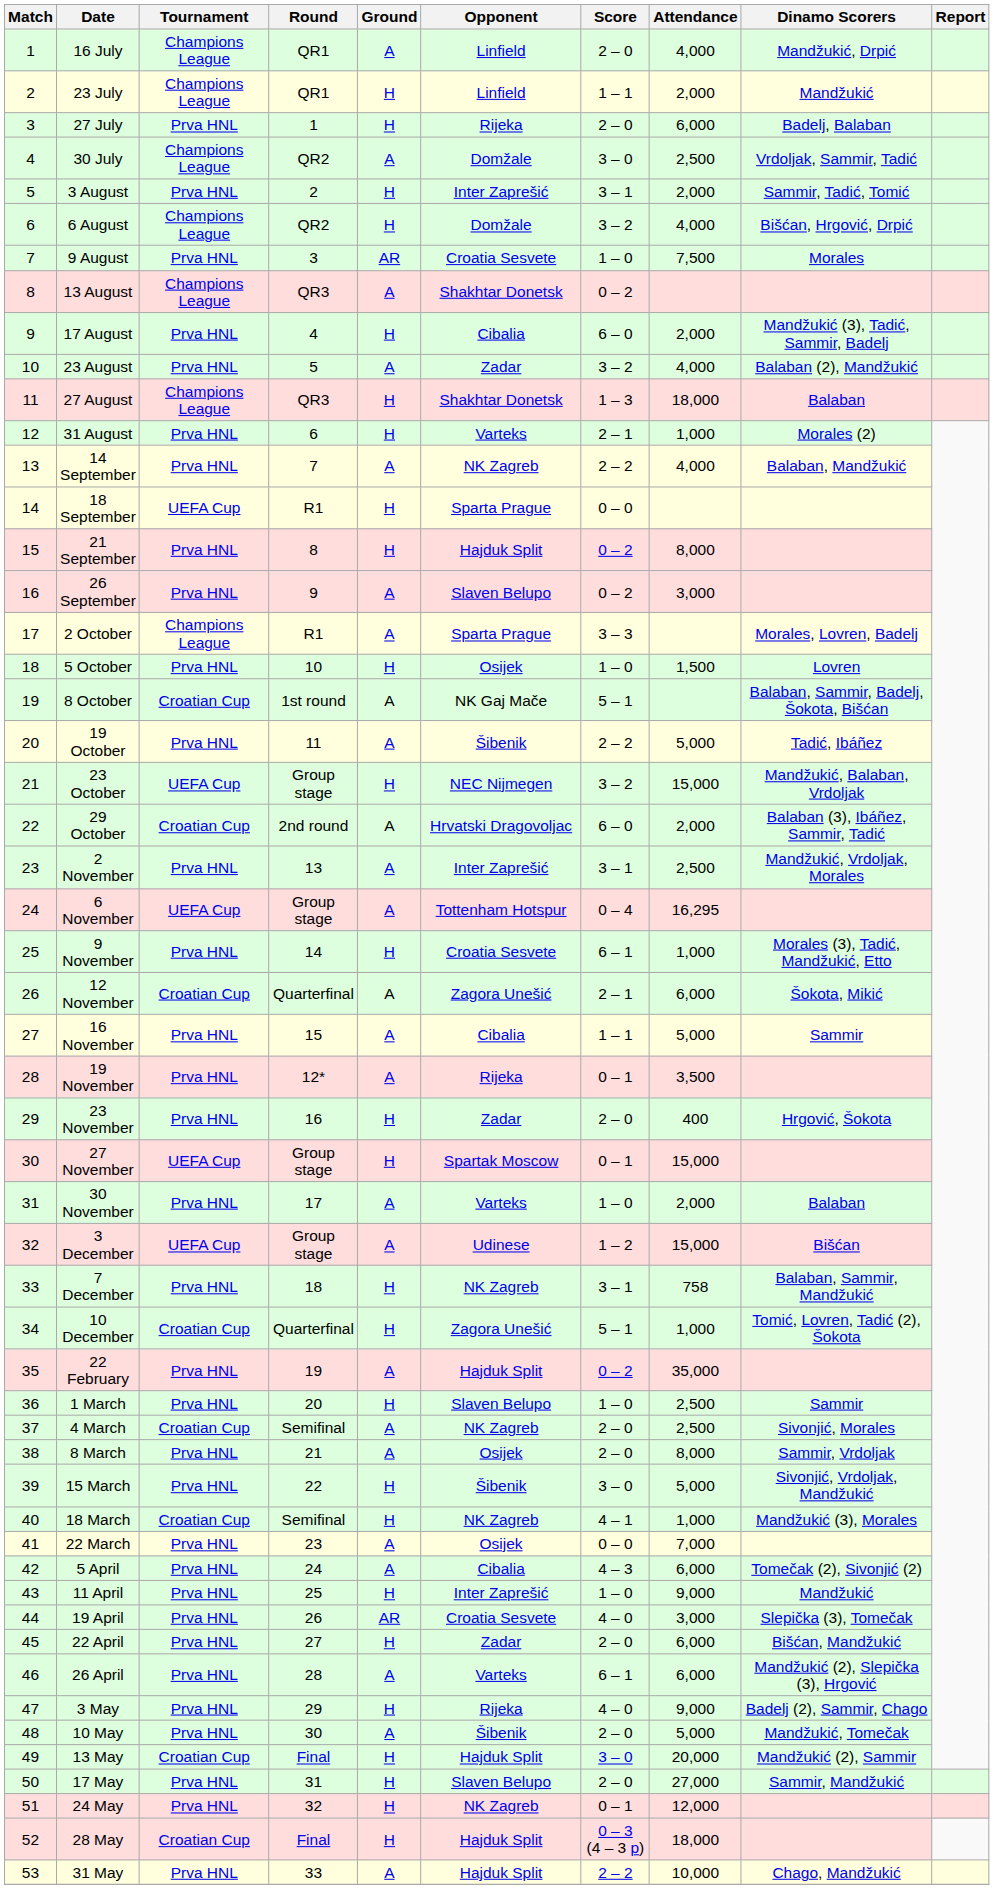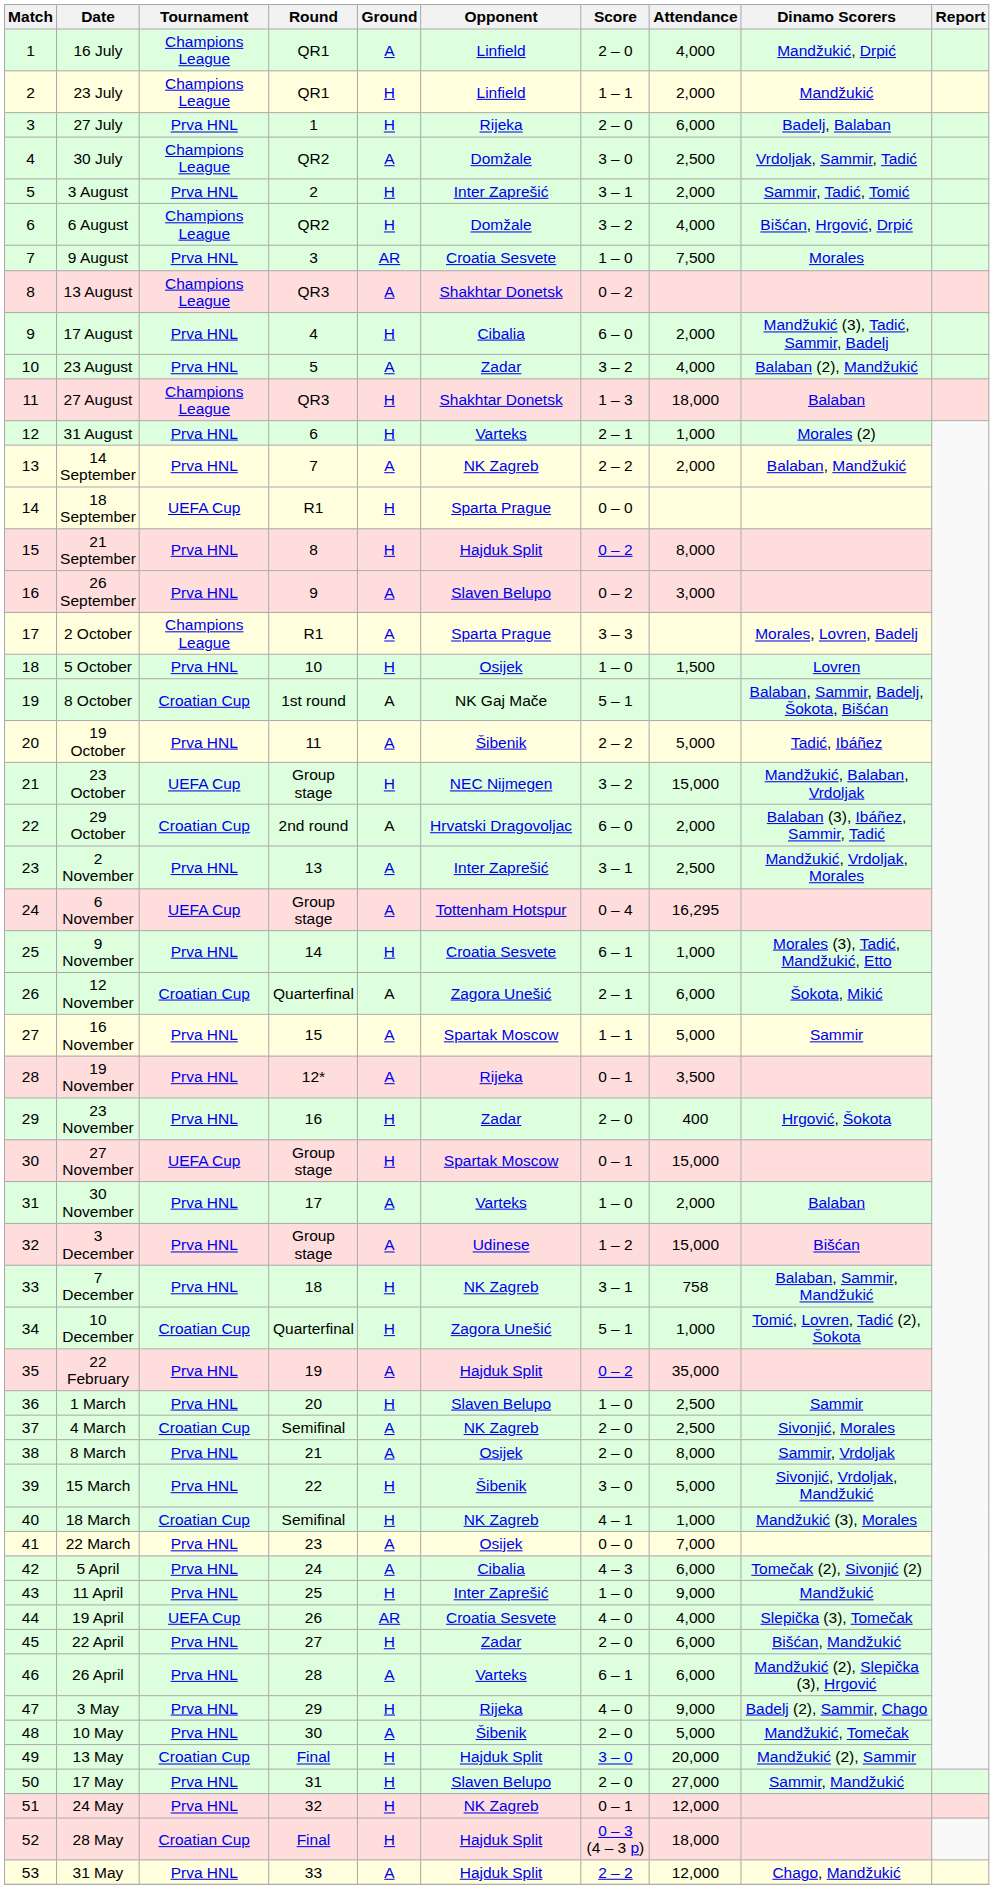(695, 466) 4,000 -> (695, 466) 2,000
(501, 1035) Cibalia -> (501, 1035) Spartak Moscow
(204, 1245) UEFA Cup -> (204, 1245) Prva HNL
(204, 1617) Prva HNL -> (204, 1617) UEFA Cup
(695, 1617) 3,000 -> (695, 1617) 4,000
(695, 1873) 10,000 -> (695, 1873) 12,000
